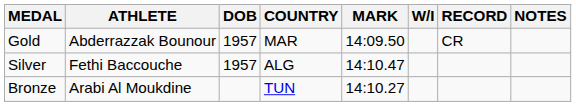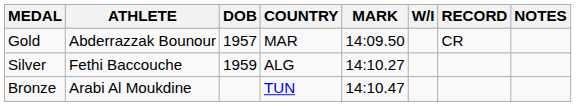(240, 64) 1957 -> (240, 64) 1959
(375, 64) 14:10.47 -> (375, 64) 14:10.27
(375, 88) 14:10.27 -> (375, 88) 14:10.47
